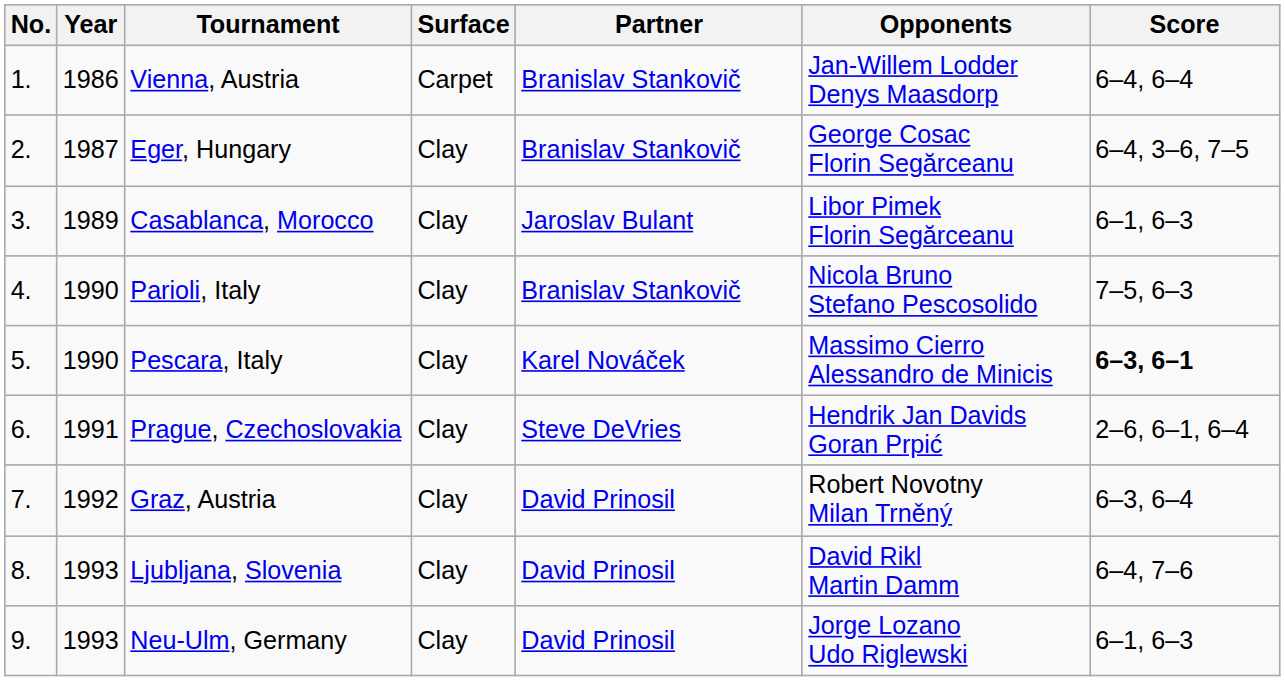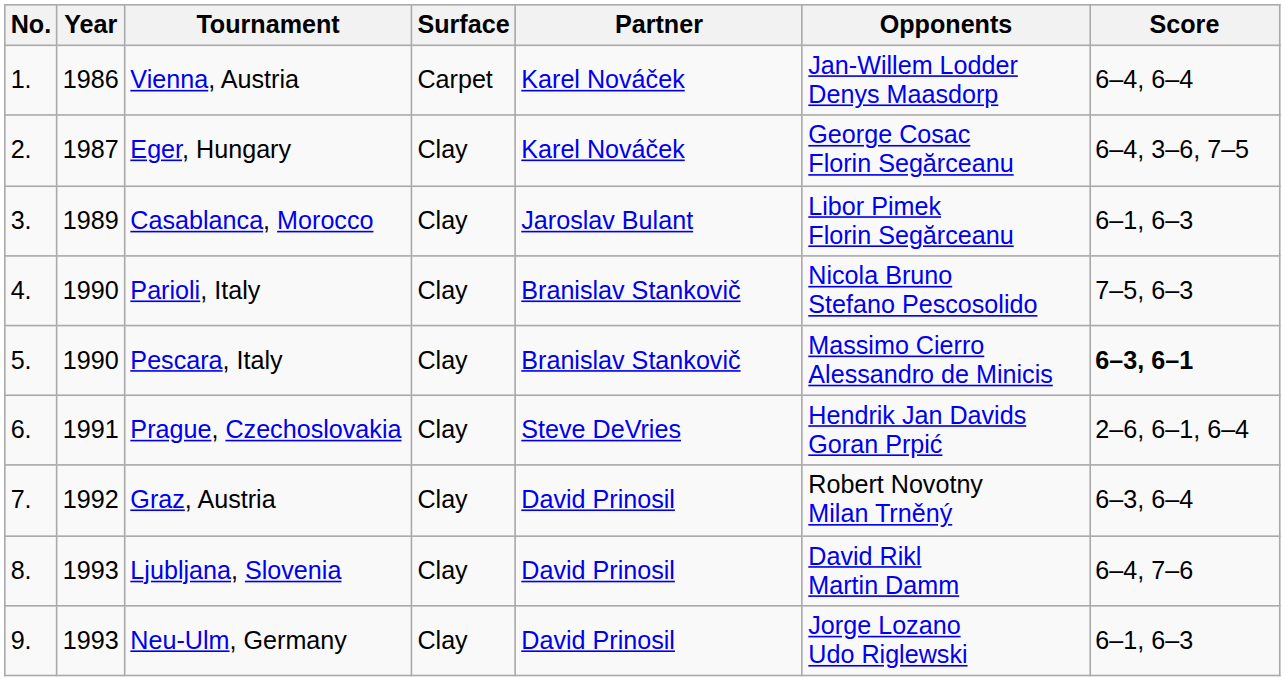(631, 79) Branislav Stankovič -> (603, 79) Karel Nováček
(631, 149) Branislav Stankovič -> (603, 149) Karel Nováček
(603, 359) Karel Nováček -> (631, 359) Branislav Stankovič
